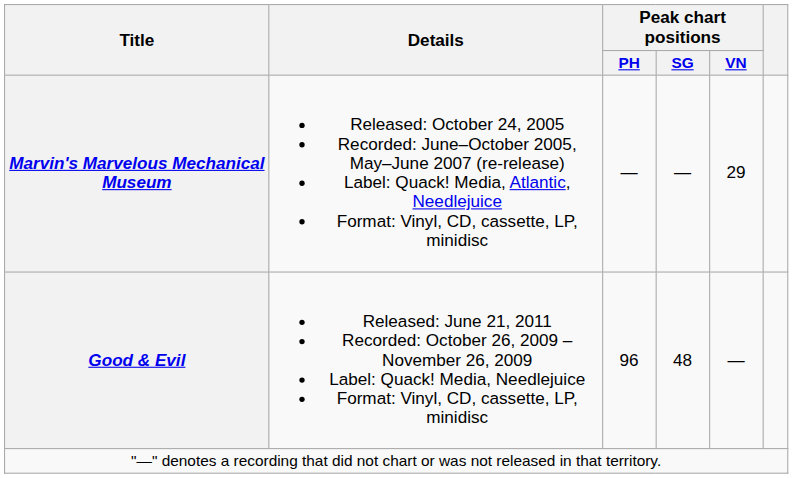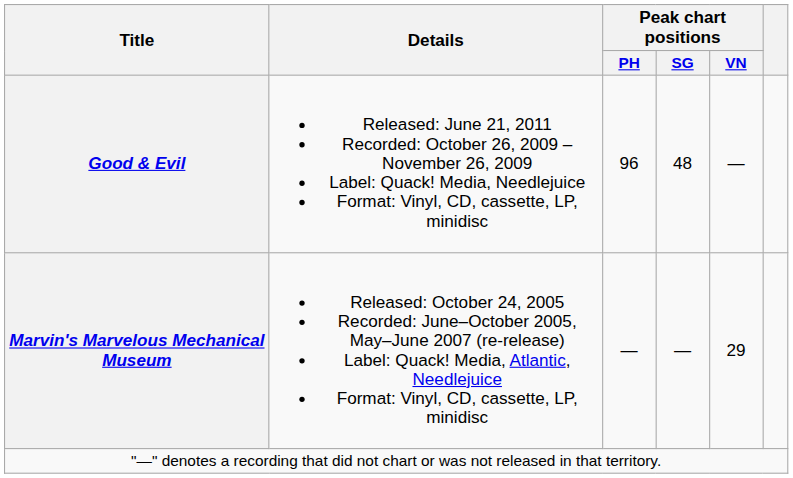rows swapped: (137, 173) <-> (137, 359)
